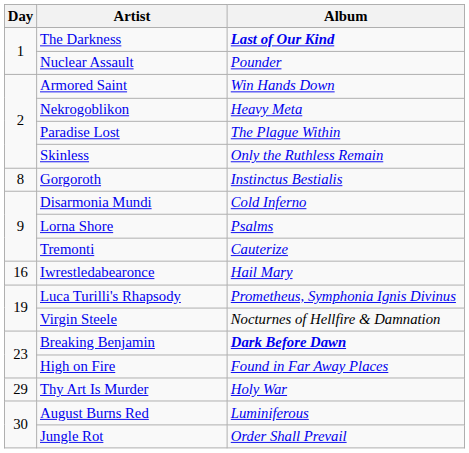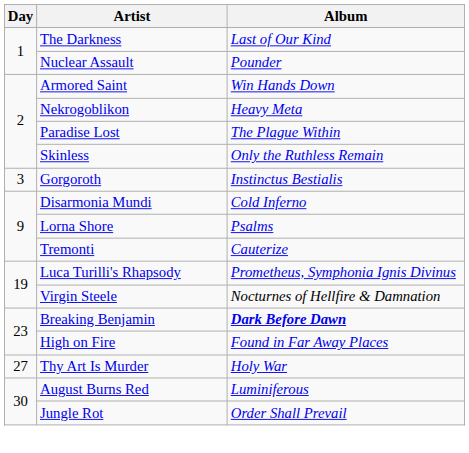(283, 39) bold -> (281, 39) normal
(21, 179) 8 -> (21, 179) 3
- row: (97, 272)
(21, 389) 29 -> (21, 366) 27
